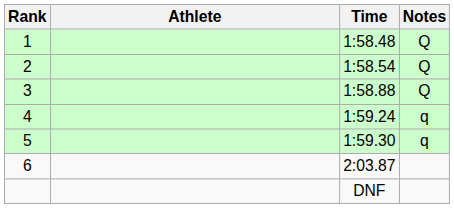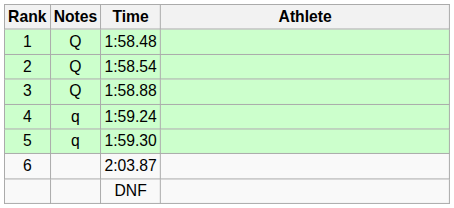columns swapped: (195, 16) <-> (424, 16)
